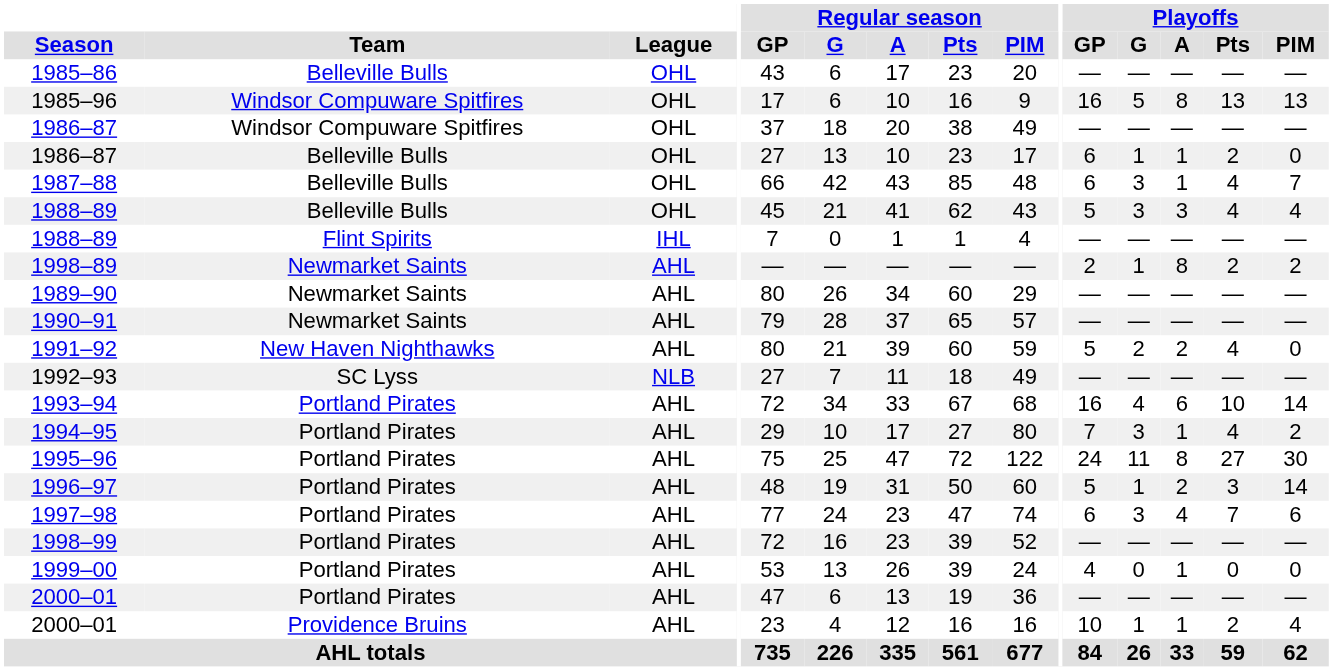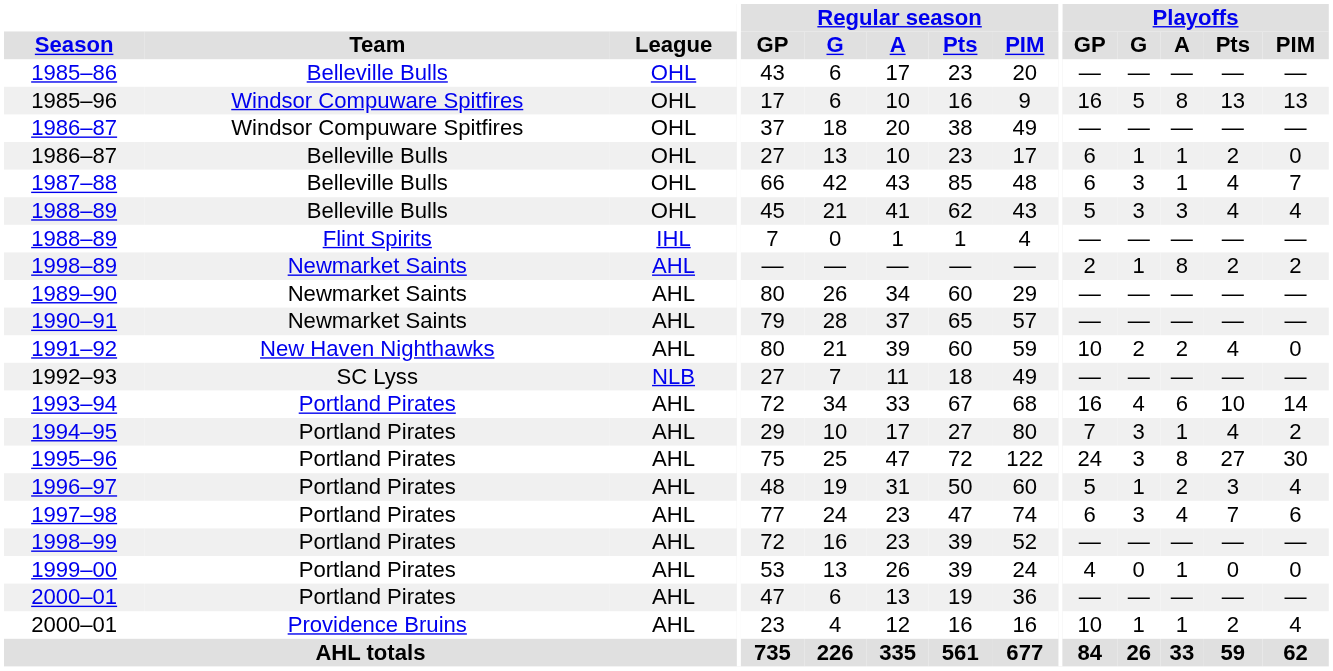(1090, 348) 5 -> (1090, 348) 10
(1139, 459) 11 -> (1139, 459) 3
(1295, 486) 14 -> (1295, 486) 4
